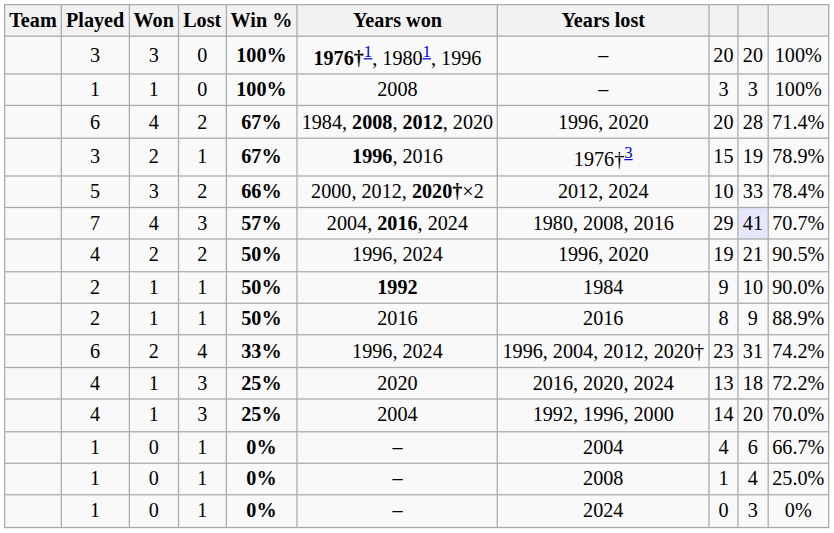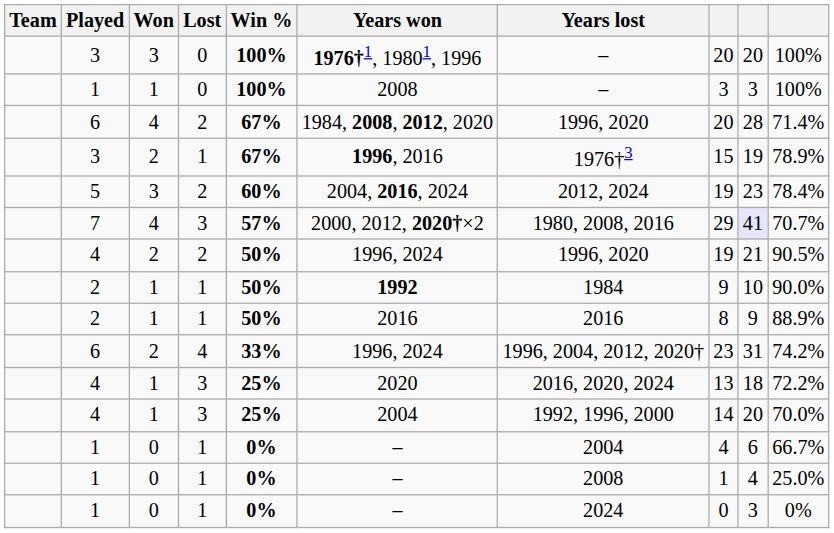(261, 191) 66% -> (261, 191) 60%
(397, 191) 2000, 2012, 2020†×2 -> (397, 191) 2004, 2016, 2024
(723, 191) 10 -> (723, 191) 19
(753, 191) 33 -> (753, 191) 23
(397, 223) 2004, 2016, 2024 -> (397, 223) 2000, 2012, 2020†×2
